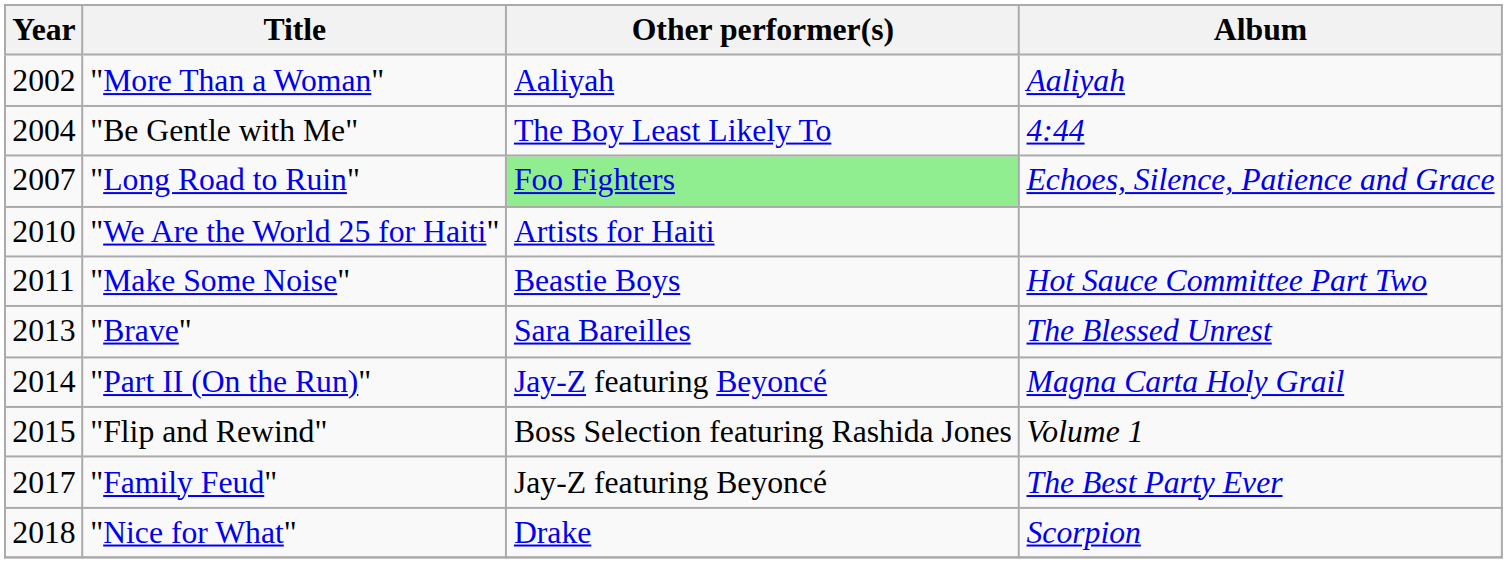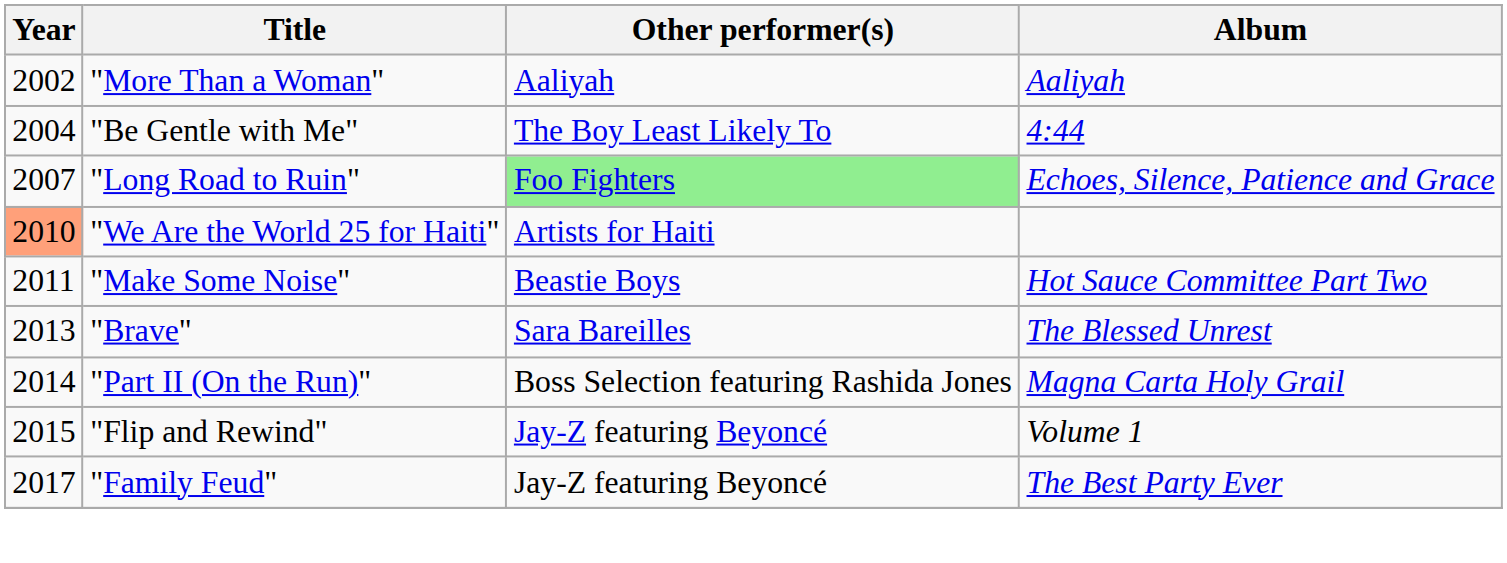(44, 230) no background -> (44, 230) lightsalmon background
(671, 381) Jay-Z featuring Beyoncé -> (763, 381) Boss Selection featuring Rashida Jones
(763, 431) Boss Selection featuring Rashida Jones -> (671, 431) Jay-Z featuring Beyoncé
- row: (193, 532)
